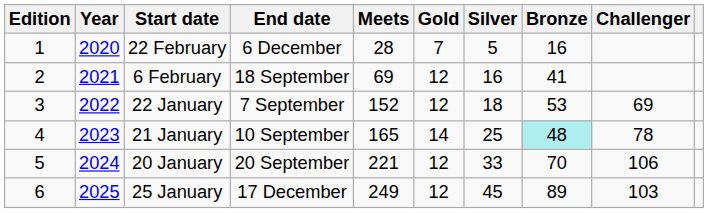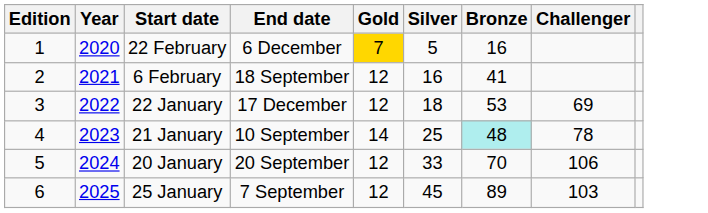- column: (384, 18)
(439, 47) no background -> (378, 47) gold background
(292, 105) 7 September -> (292, 105) 17 December
(292, 192) 17 December -> (292, 192) 7 September
